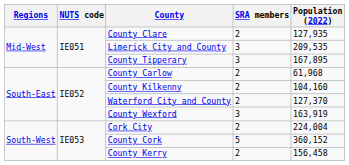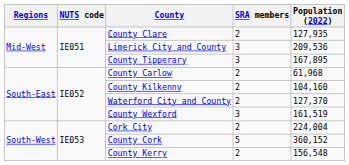(310, 47) 209,535 -> (310, 47) 209,536
(310, 114) 163,919 -> (310, 114) 161,519
(310, 154) 156,458 -> (310, 154) 156,548
